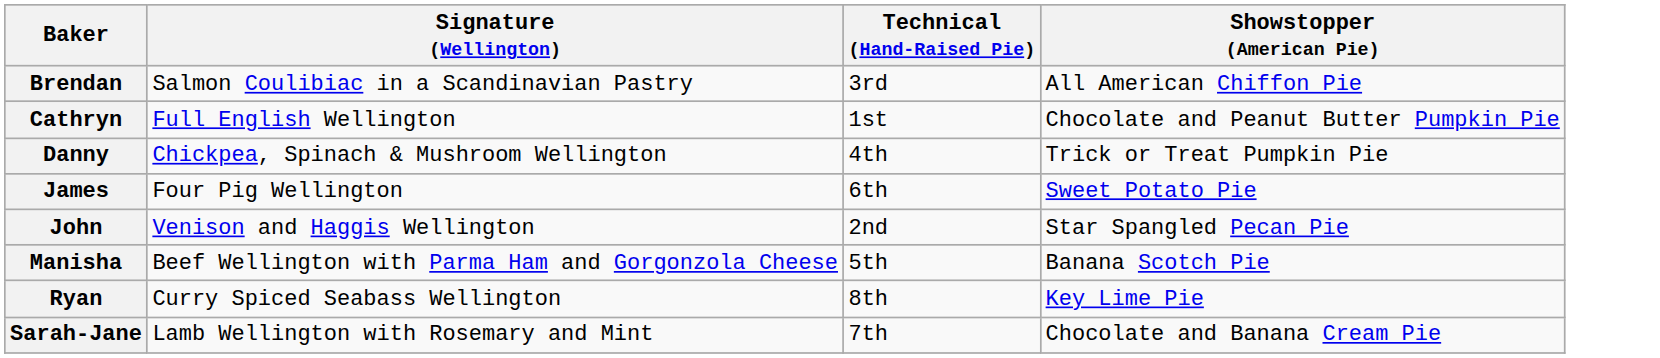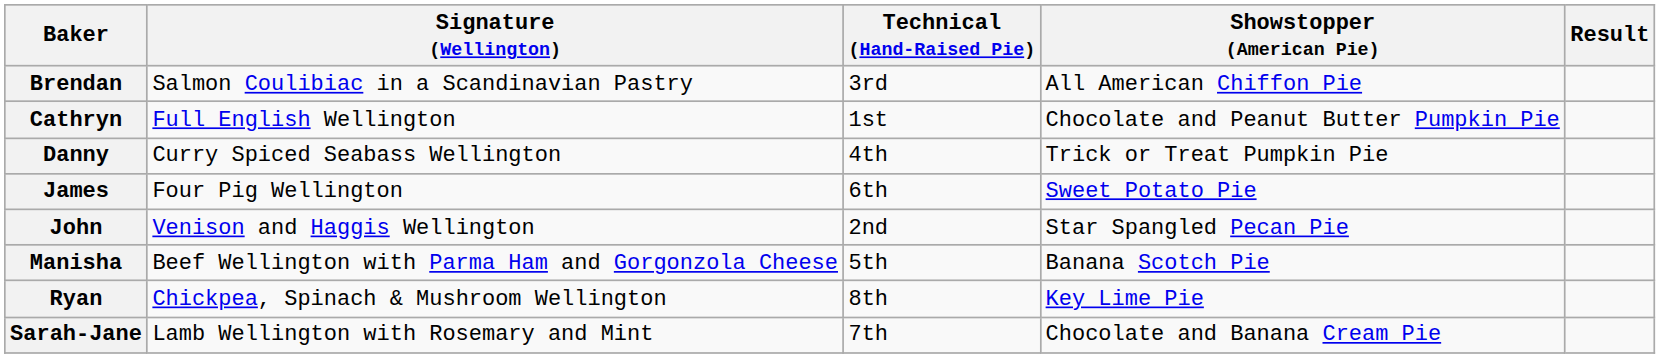+ column: (1610, 35)
(409, 156) Chickpea, Spinach & Mushroom Wellington -> (357, 156) Curry Spiced Seabass Wellington
(357, 299) Curry Spiced Seabass Wellington -> (409, 299) Chickpea, Spinach & Mushroom Wellington
